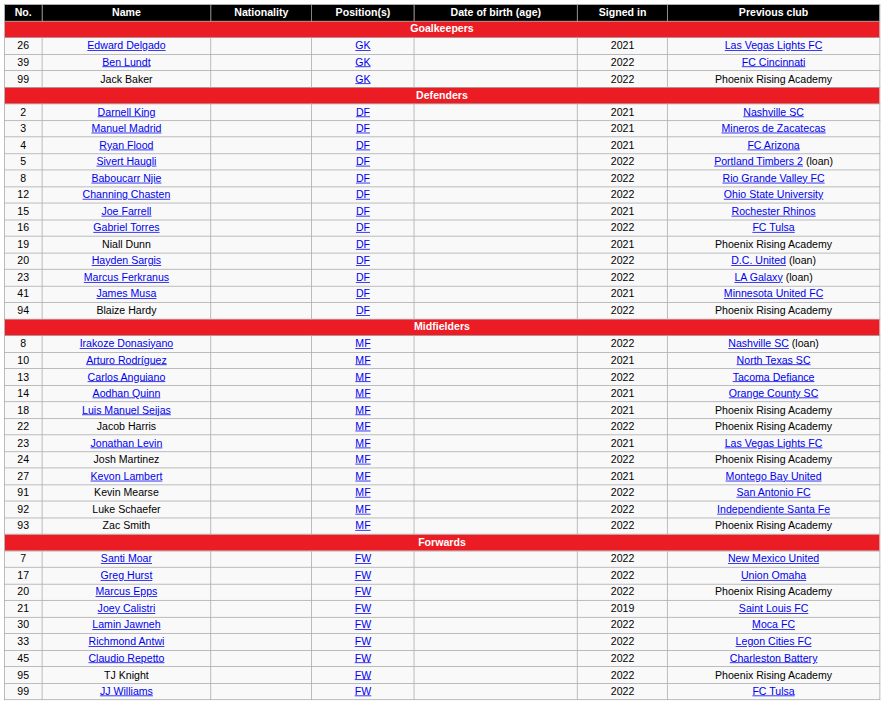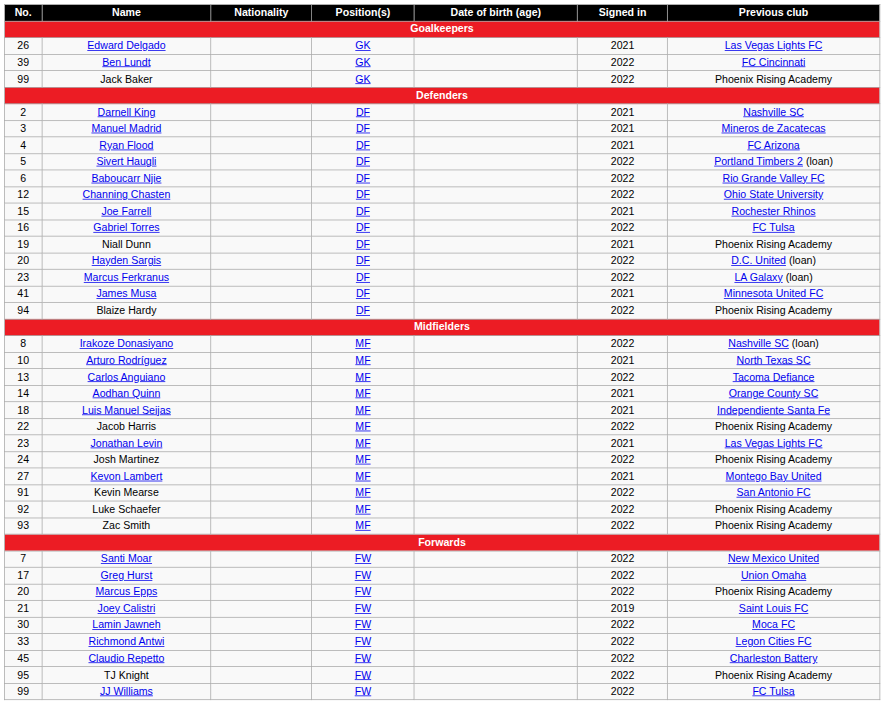(23, 178) 8 -> (23, 178) 6
(774, 410) Phoenix Rising Academy -> (774, 410) Independiente Santa Fe
(774, 509) Independiente Santa Fe -> (774, 509) Phoenix Rising Academy
